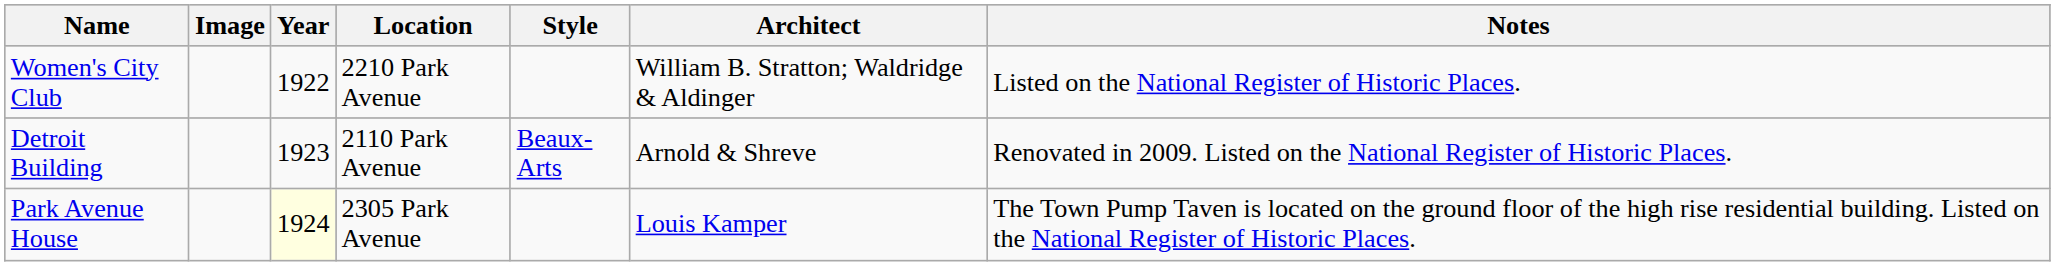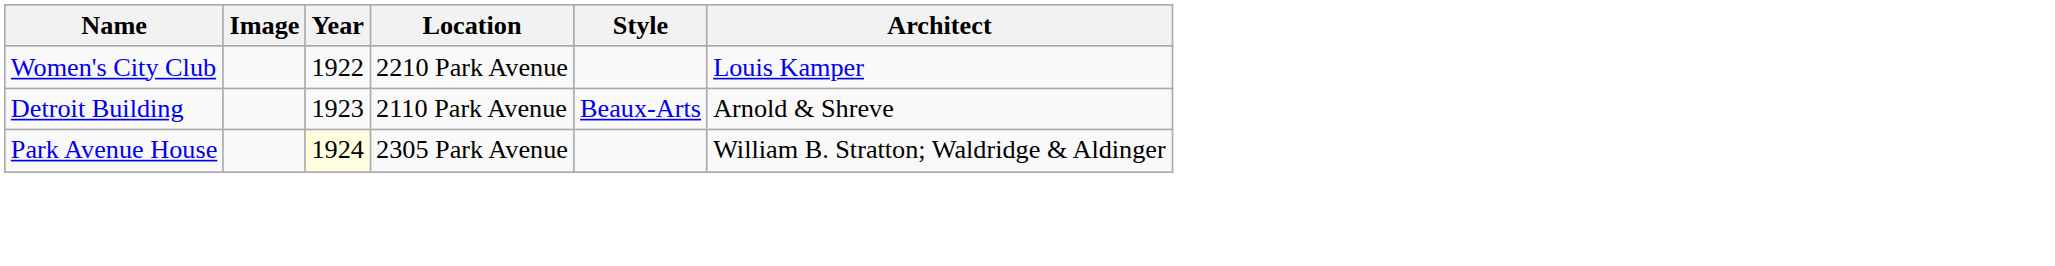- column: (1518, 25)
(799, 81) William B. Stratton; Waldridge & Aldinger -> (789, 66) Louis Kamper
(711, 223) Louis Kamper -> (939, 150) William B. Stratton; Waldridge & Aldinger
